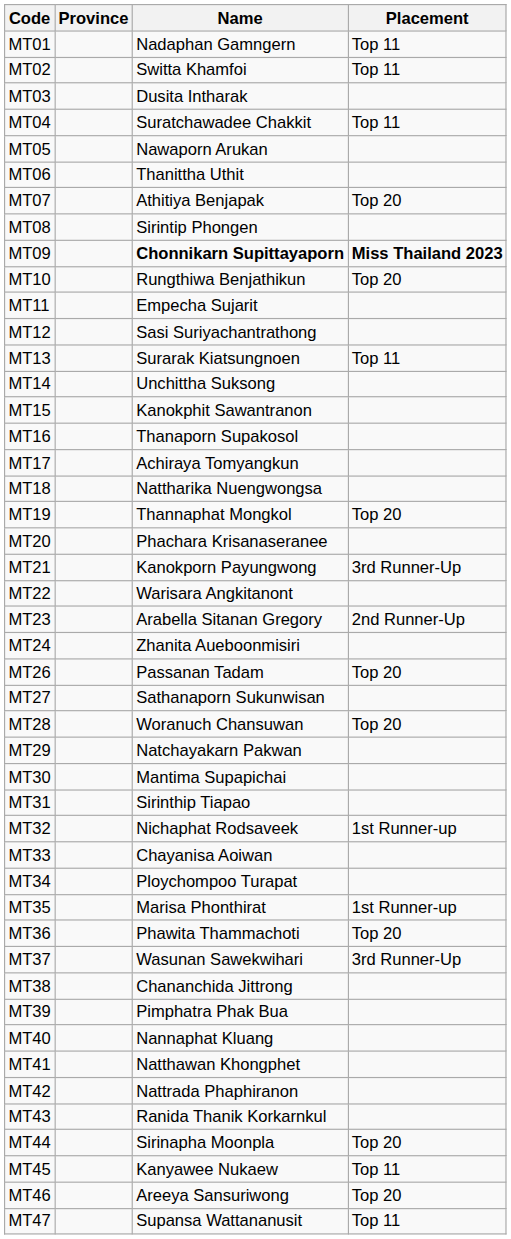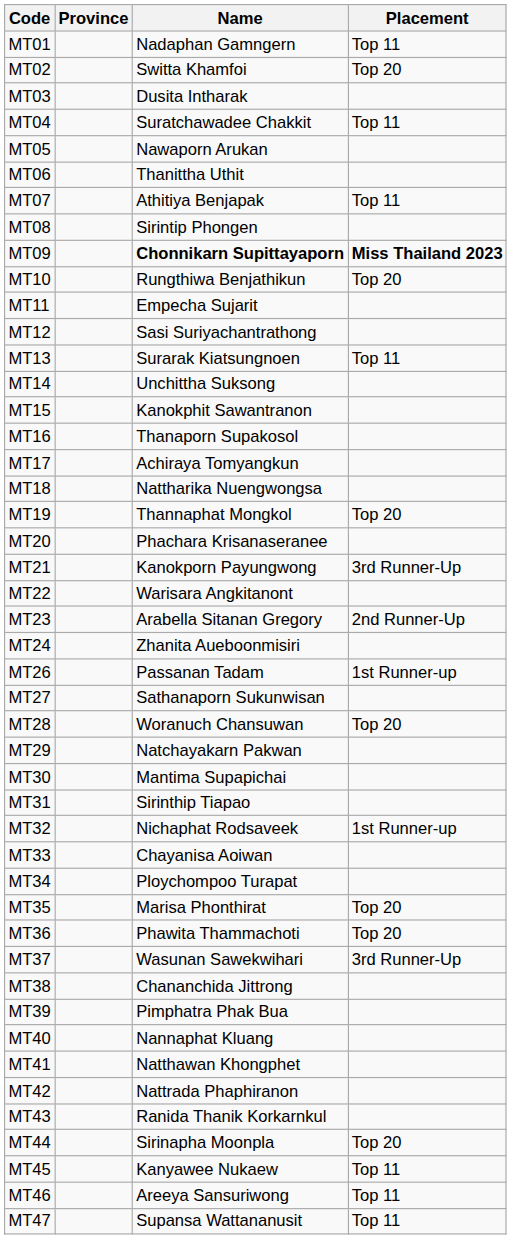(376, 70) Top 11 -> (377, 70) Top 20
(377, 201) Top 20 -> (376, 201) Top 11
(377, 672) Top 20 -> (404, 672) 1st Runner-up
(404, 908) 1st Runner-up -> (377, 908) Top 20
(377, 1195) Top 20 -> (376, 1195) Top 11
